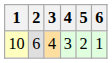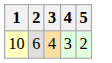- column: (99, 17)
